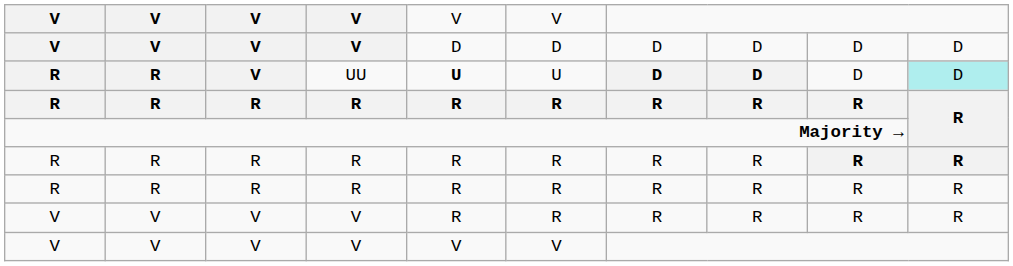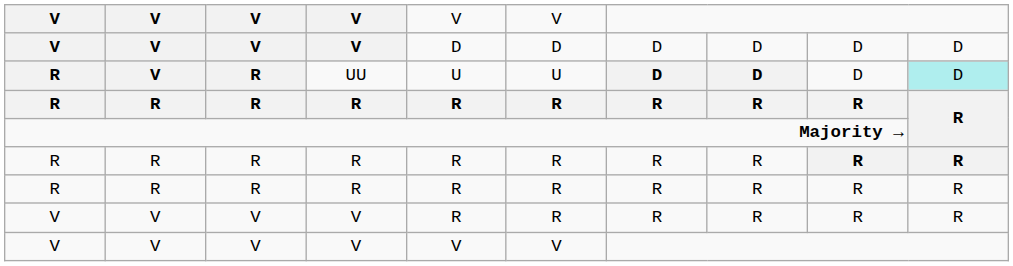(155, 76) R -> (155, 76) V
(256, 76) V -> (256, 76) R
(456, 76) bold -> (456, 76) normal
